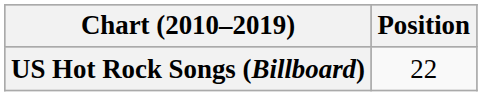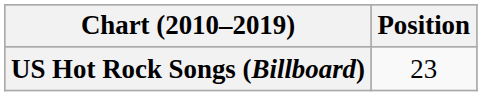(424, 68) 22 -> (424, 68) 23
